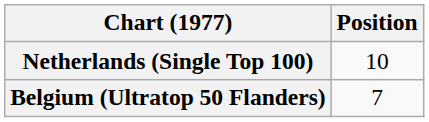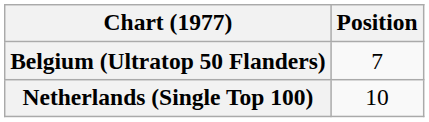rows swapped: (168, 97) <-> (168, 60)
